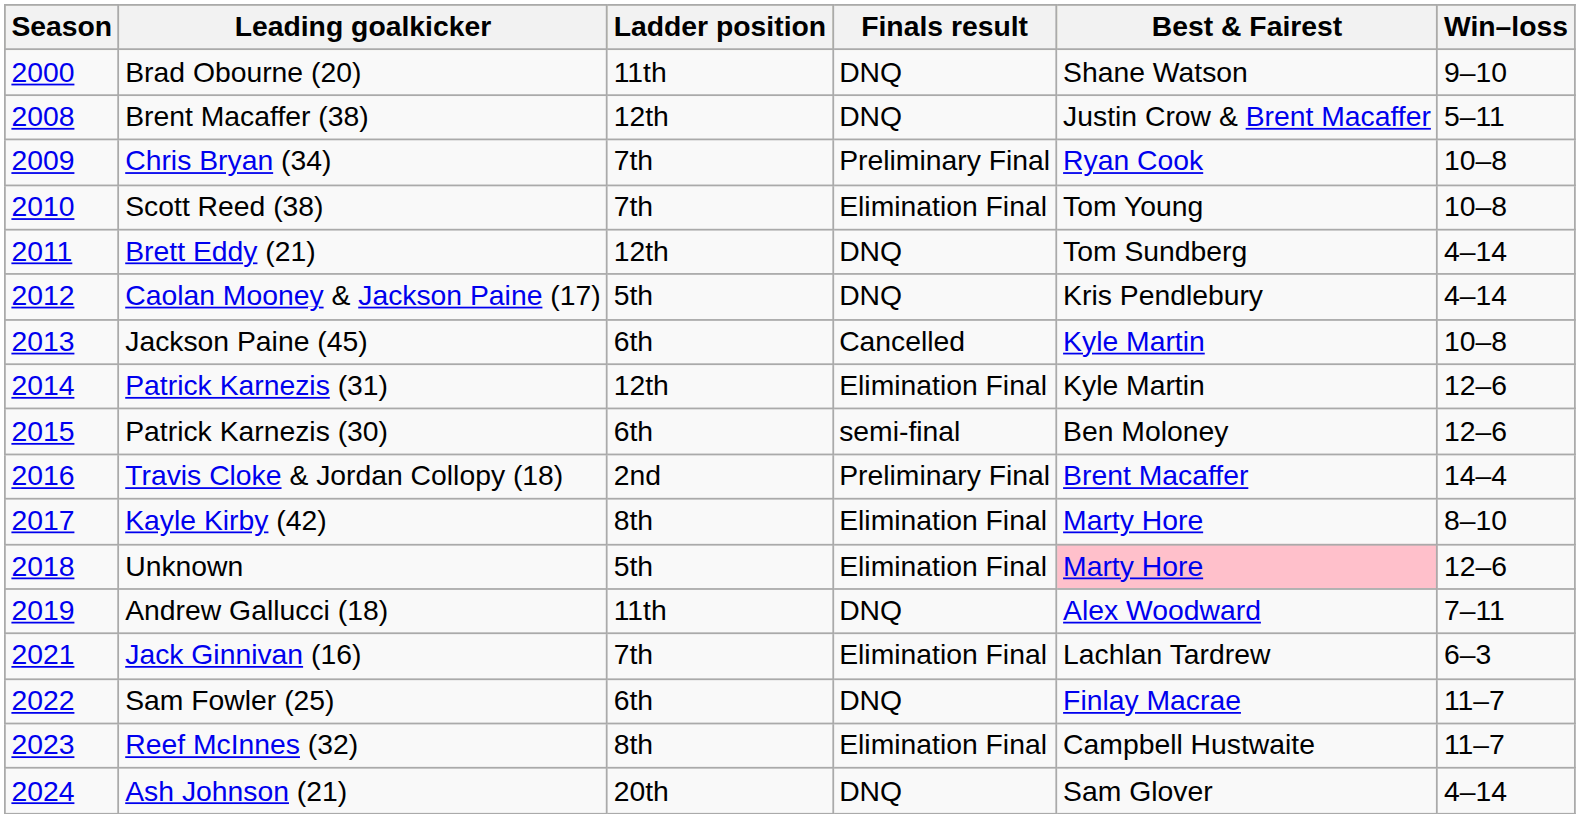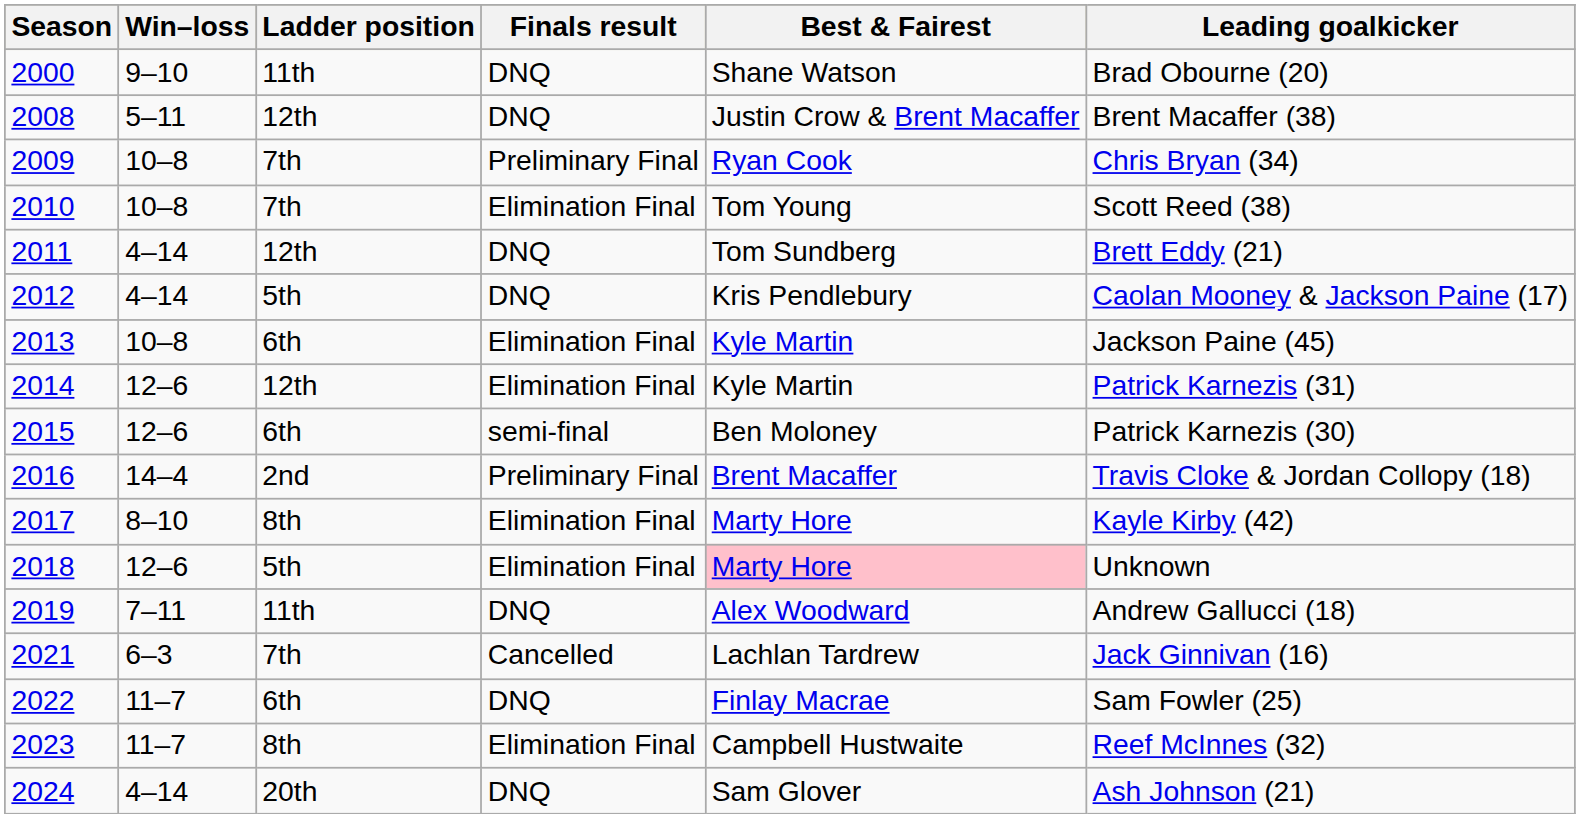columns swapped: (1506, 26) <-> (363, 26)
(902, 341) Cancelled -> (592, 341) Elimination Final
(943, 655) Elimination Final -> (551, 655) Cancelled
